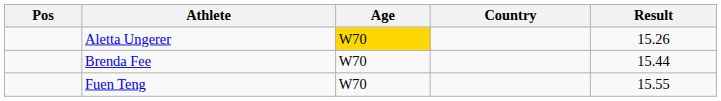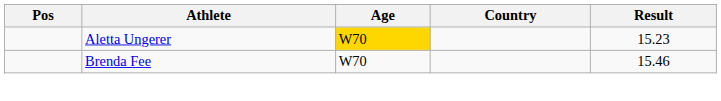(654, 38) 15.26 -> (654, 38) 15.23
(654, 61) 15.44 -> (654, 61) 15.46
- row: (115, 84)
